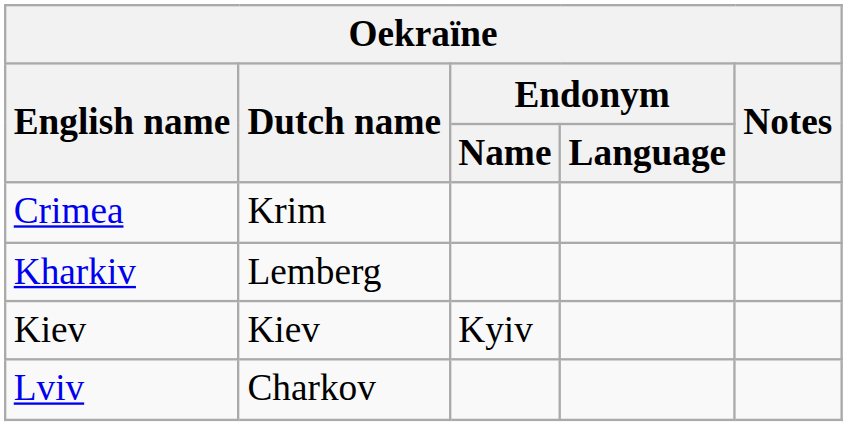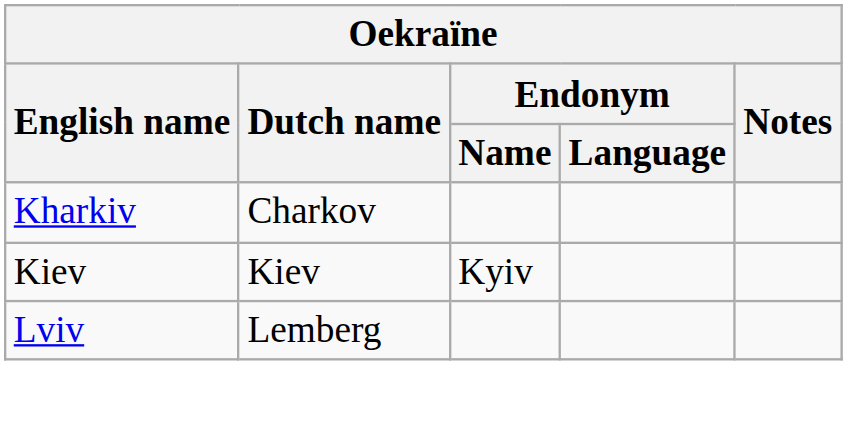- row: (69, 211)
(314, 270) Lemberg -> (312, 211) Charkov
(312, 388) Charkov -> (314, 329) Lemberg
